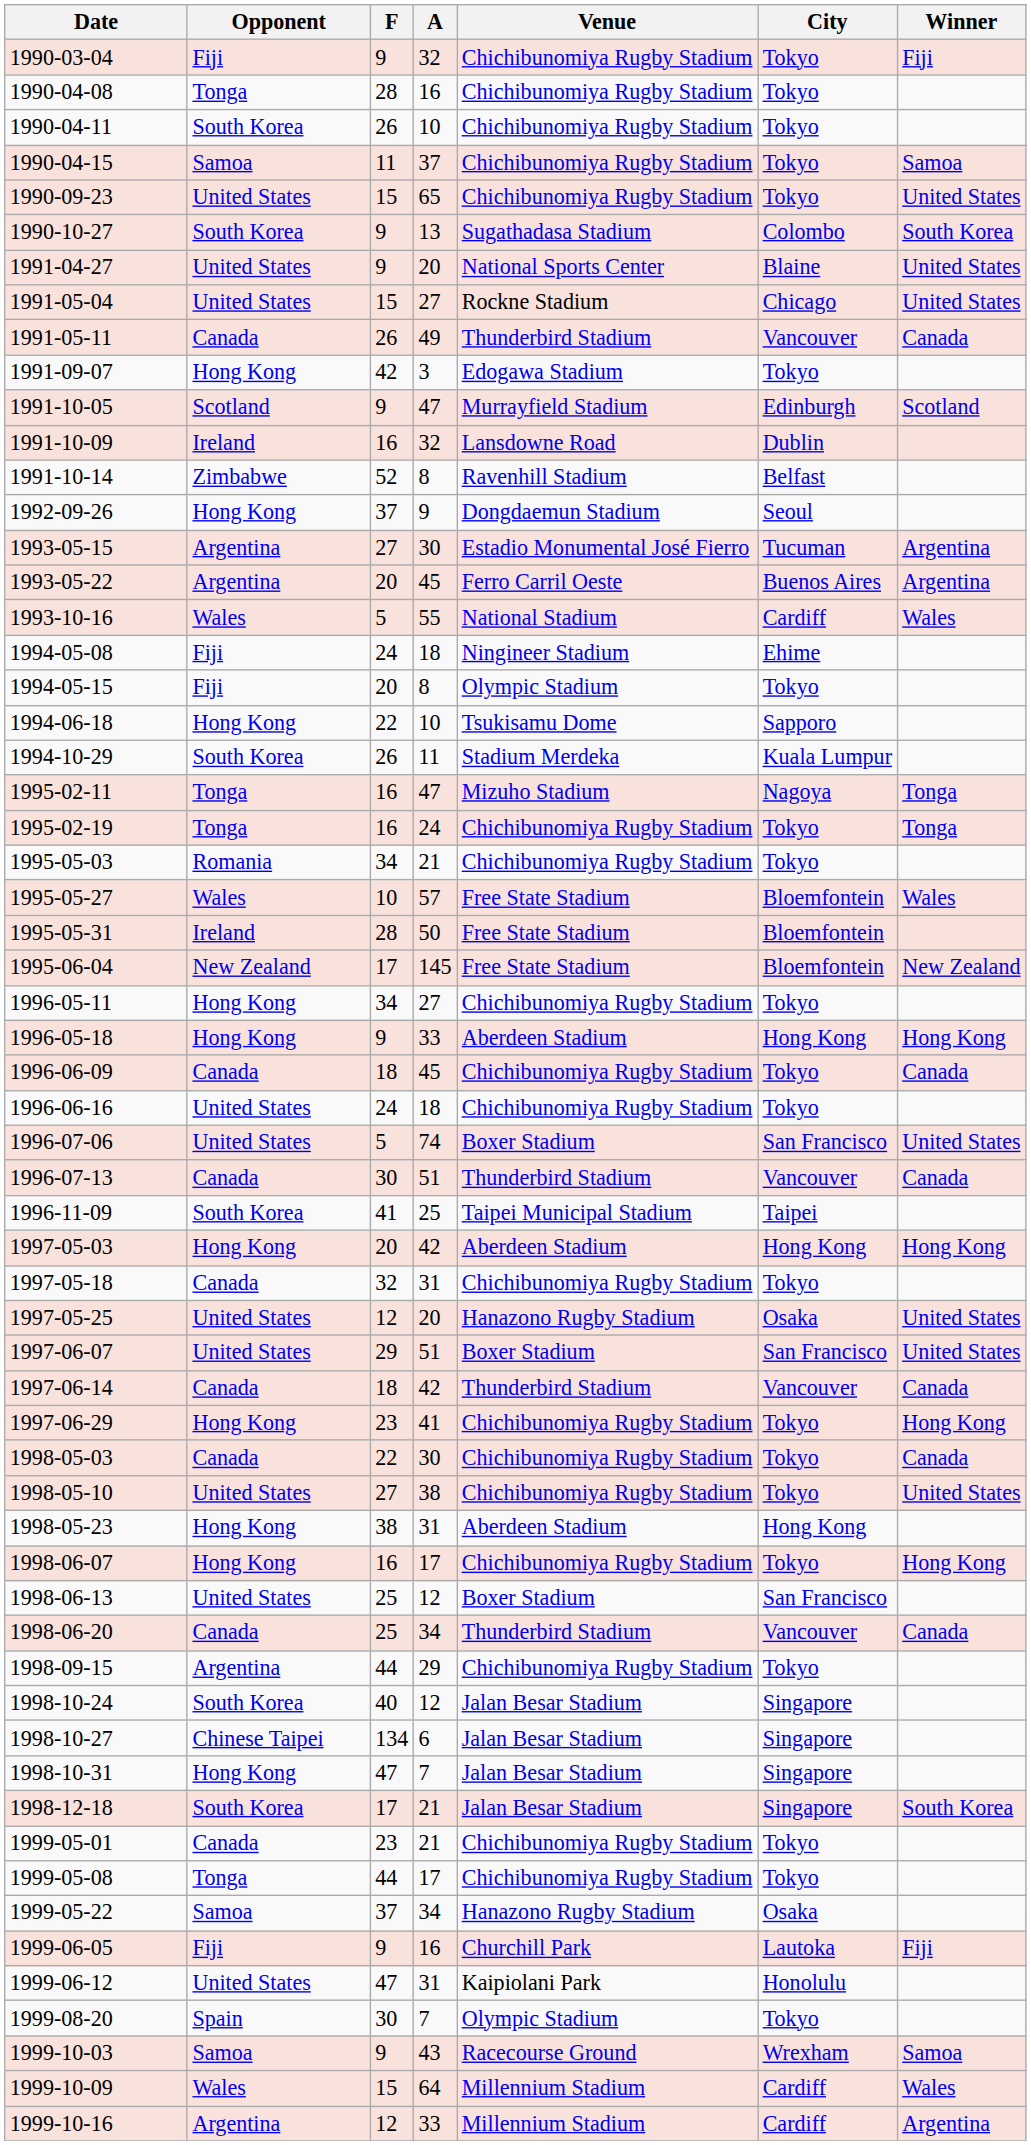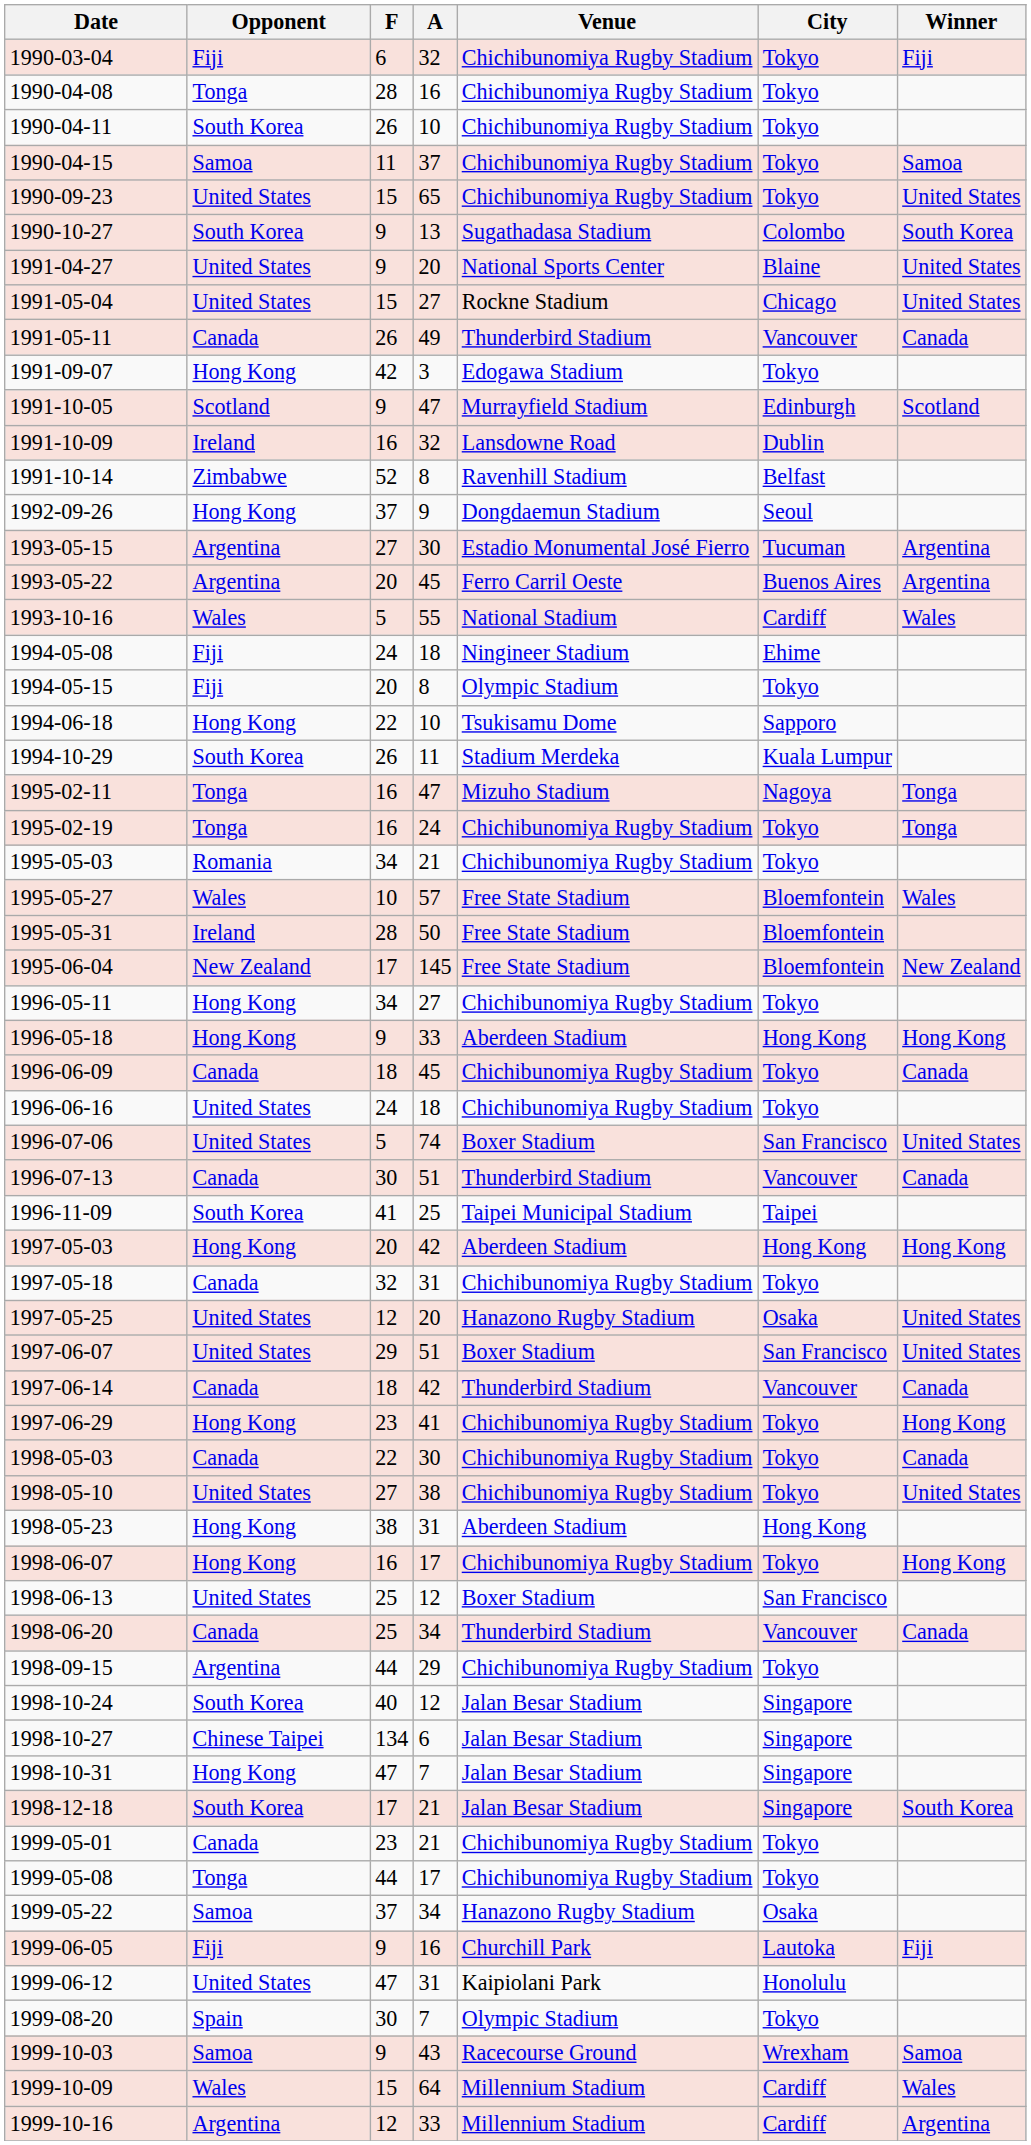(381, 57) 9 -> (381, 57) 6
